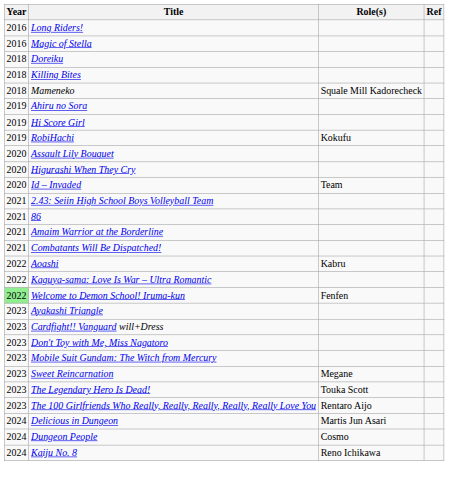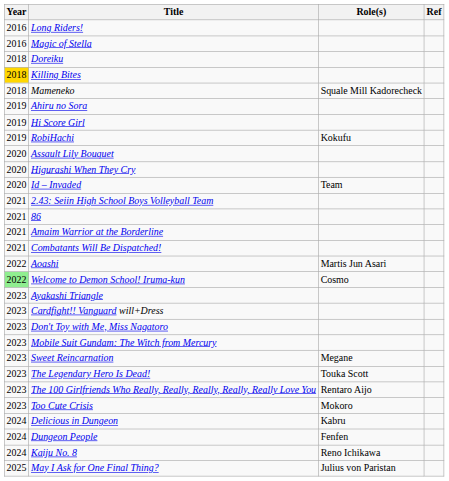(17, 75) no background -> (17, 75) gold background
(333, 264) Kabru -> (353, 264) Martis Jun Asari
- row: (121, 279)
(334, 295) Fenfen -> (335, 279) Cosmo
+ row: (62, 405)
(353, 421) Martis Jun Asari -> (333, 421) Kabru
(335, 437) Cosmo -> (334, 437) Fenfen
+ row: (95, 468)
